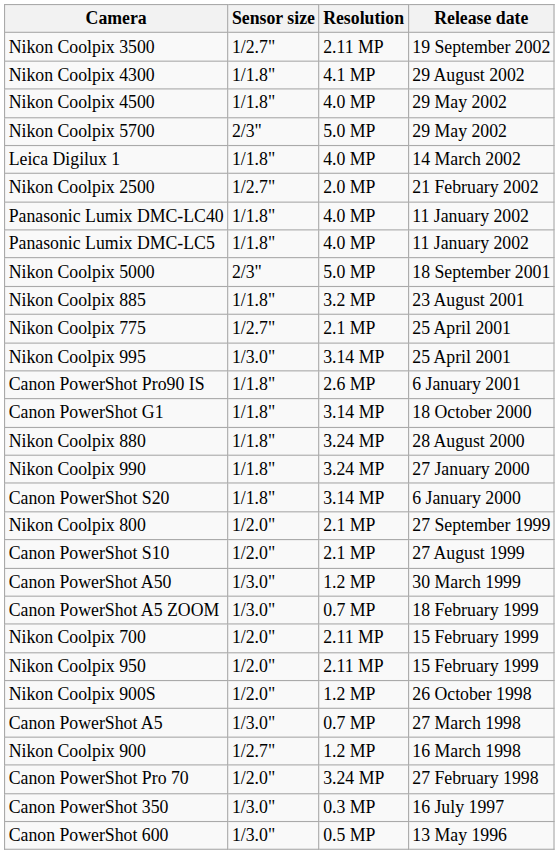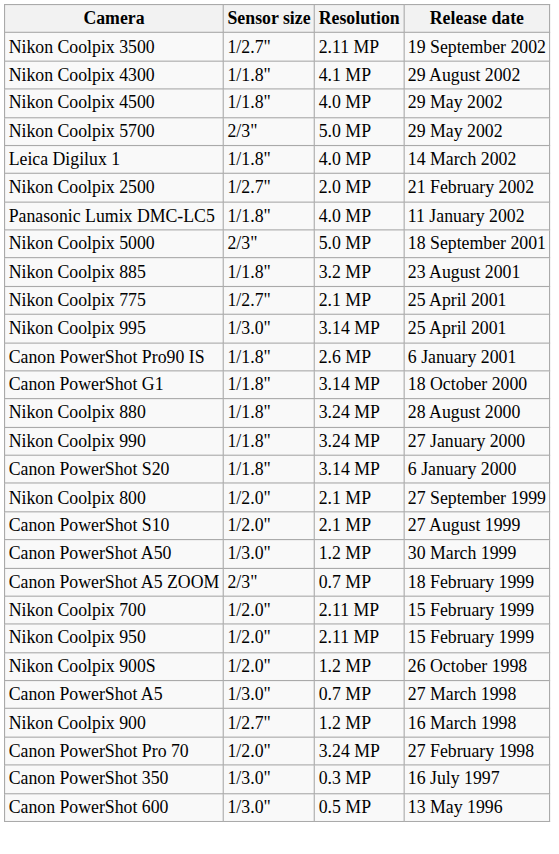- row: (116, 215)
(254, 610) 1/3.0" -> (242, 581) 2/3"
